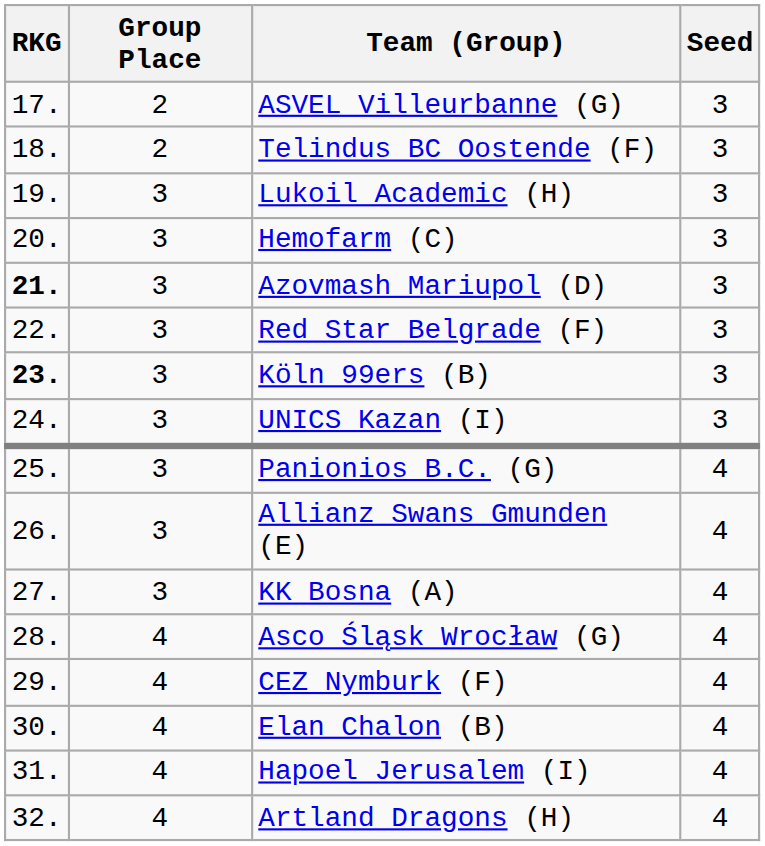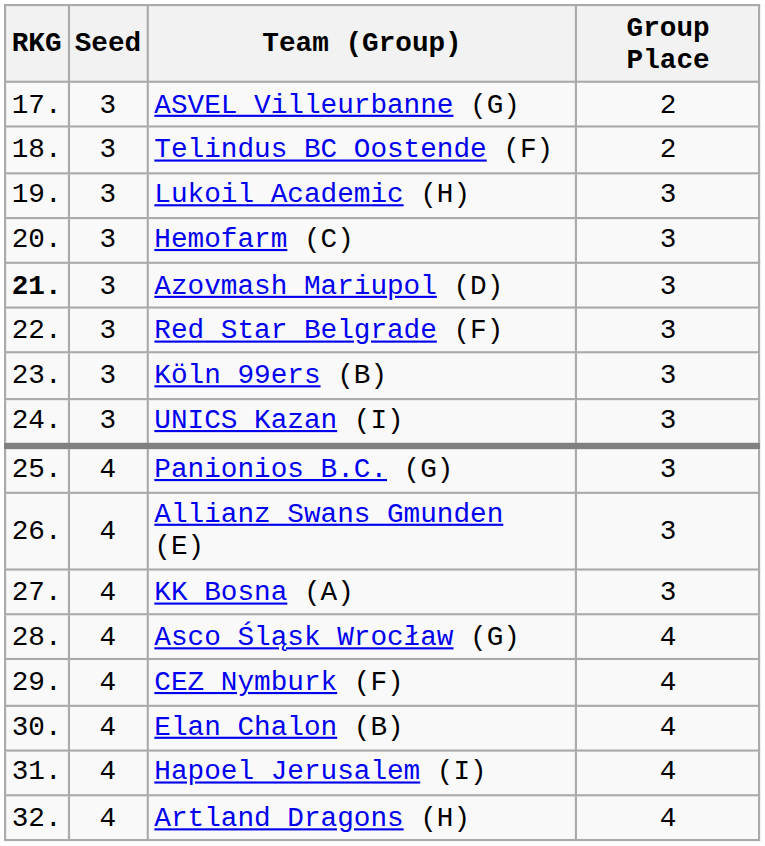columns swapped: (160, 44) <-> (720, 44)
(37, 375) bold -> (37, 375) normal
